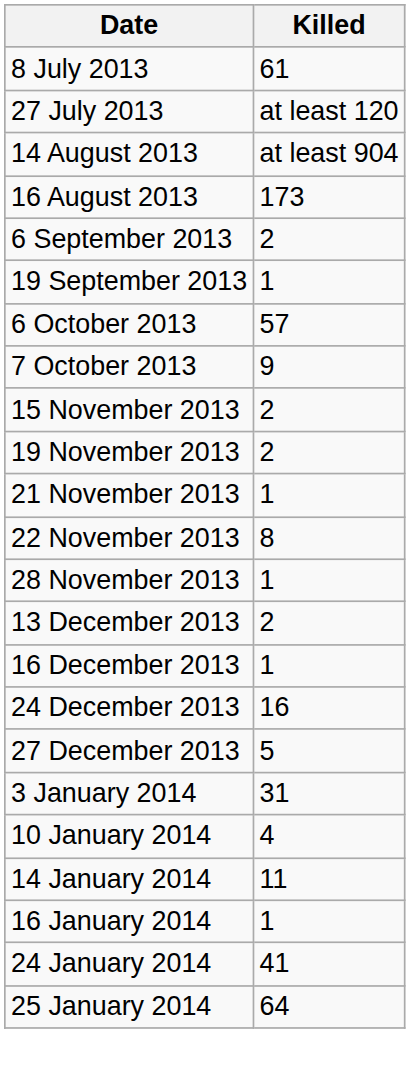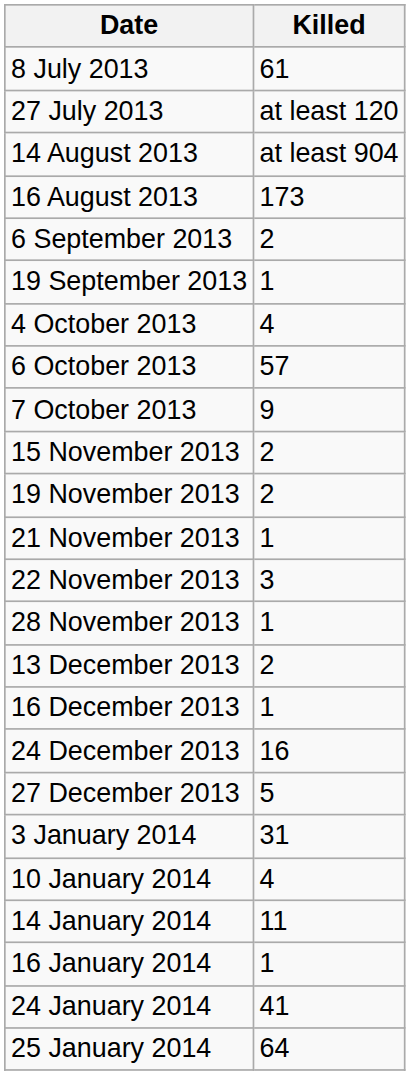+ row: (104, 324)
(267, 537) 8 -> (267, 580) 3
